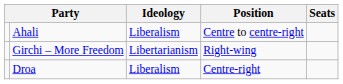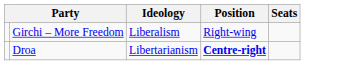- row: (25, 32)
(163, 50) Libertarianism -> (154, 32) Liberalism
(154, 69) Liberalism -> (163, 50) Libertarianism
(232, 69) normal -> (235, 50) bold
